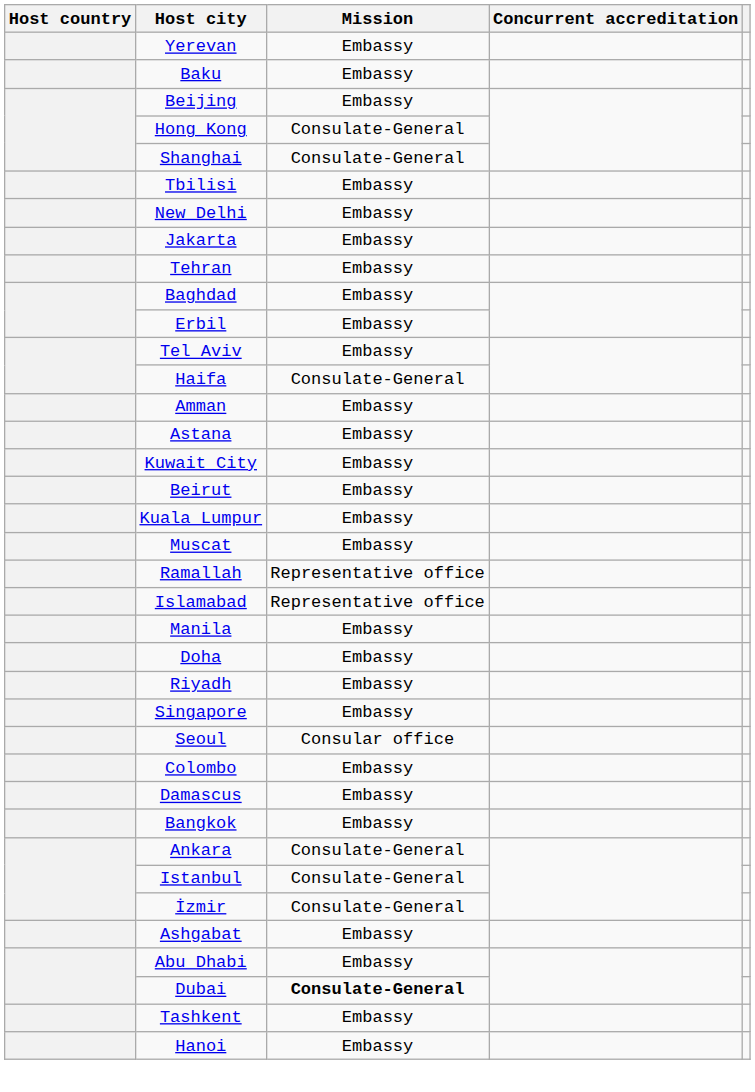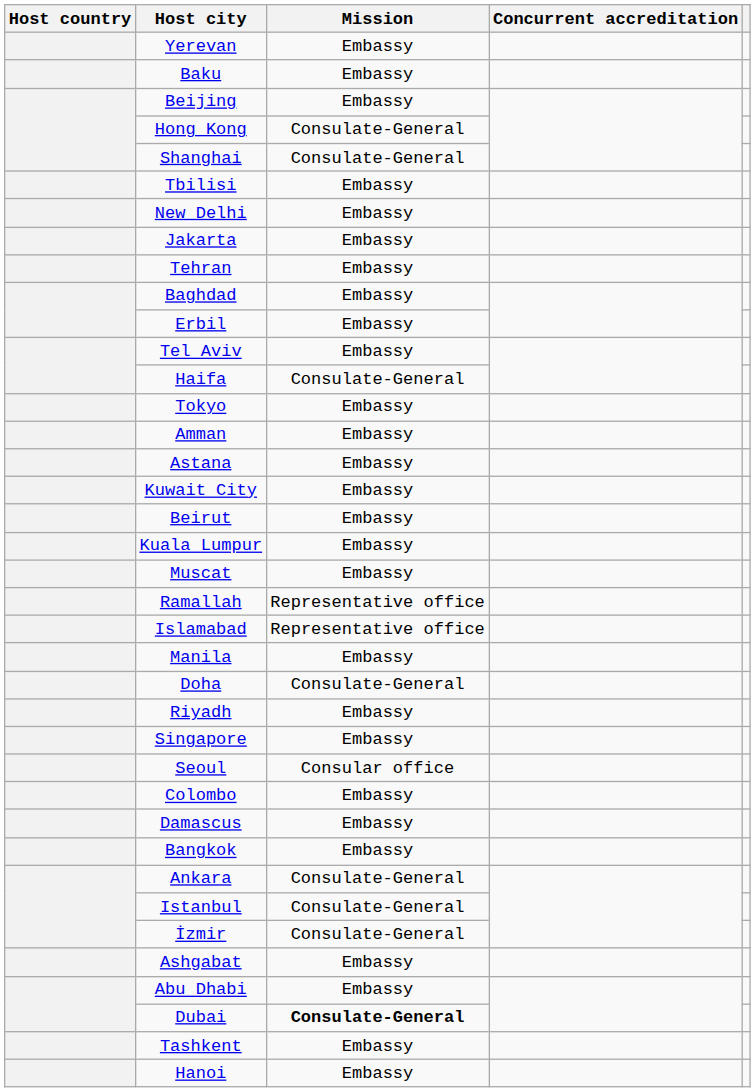+ row: (201, 407)
(378, 657) Embassy -> (378, 685) Consulate-General
